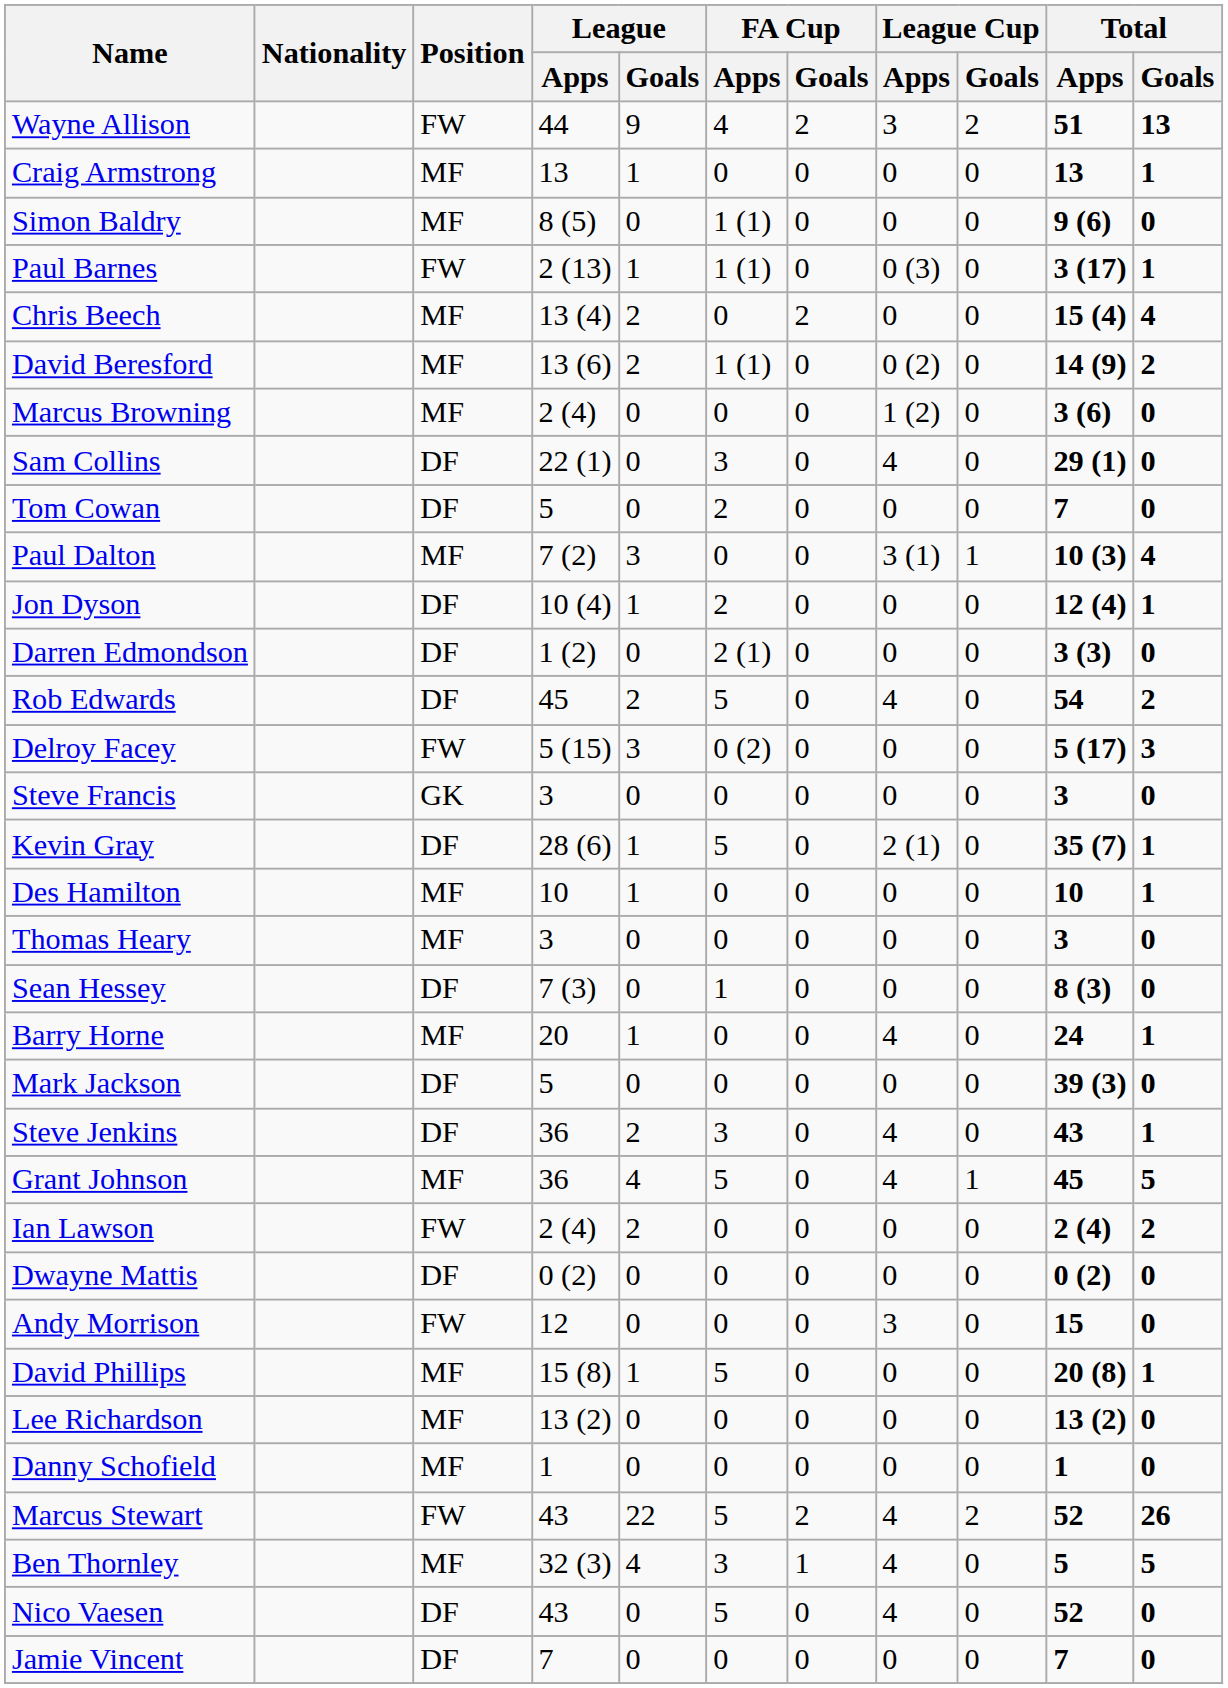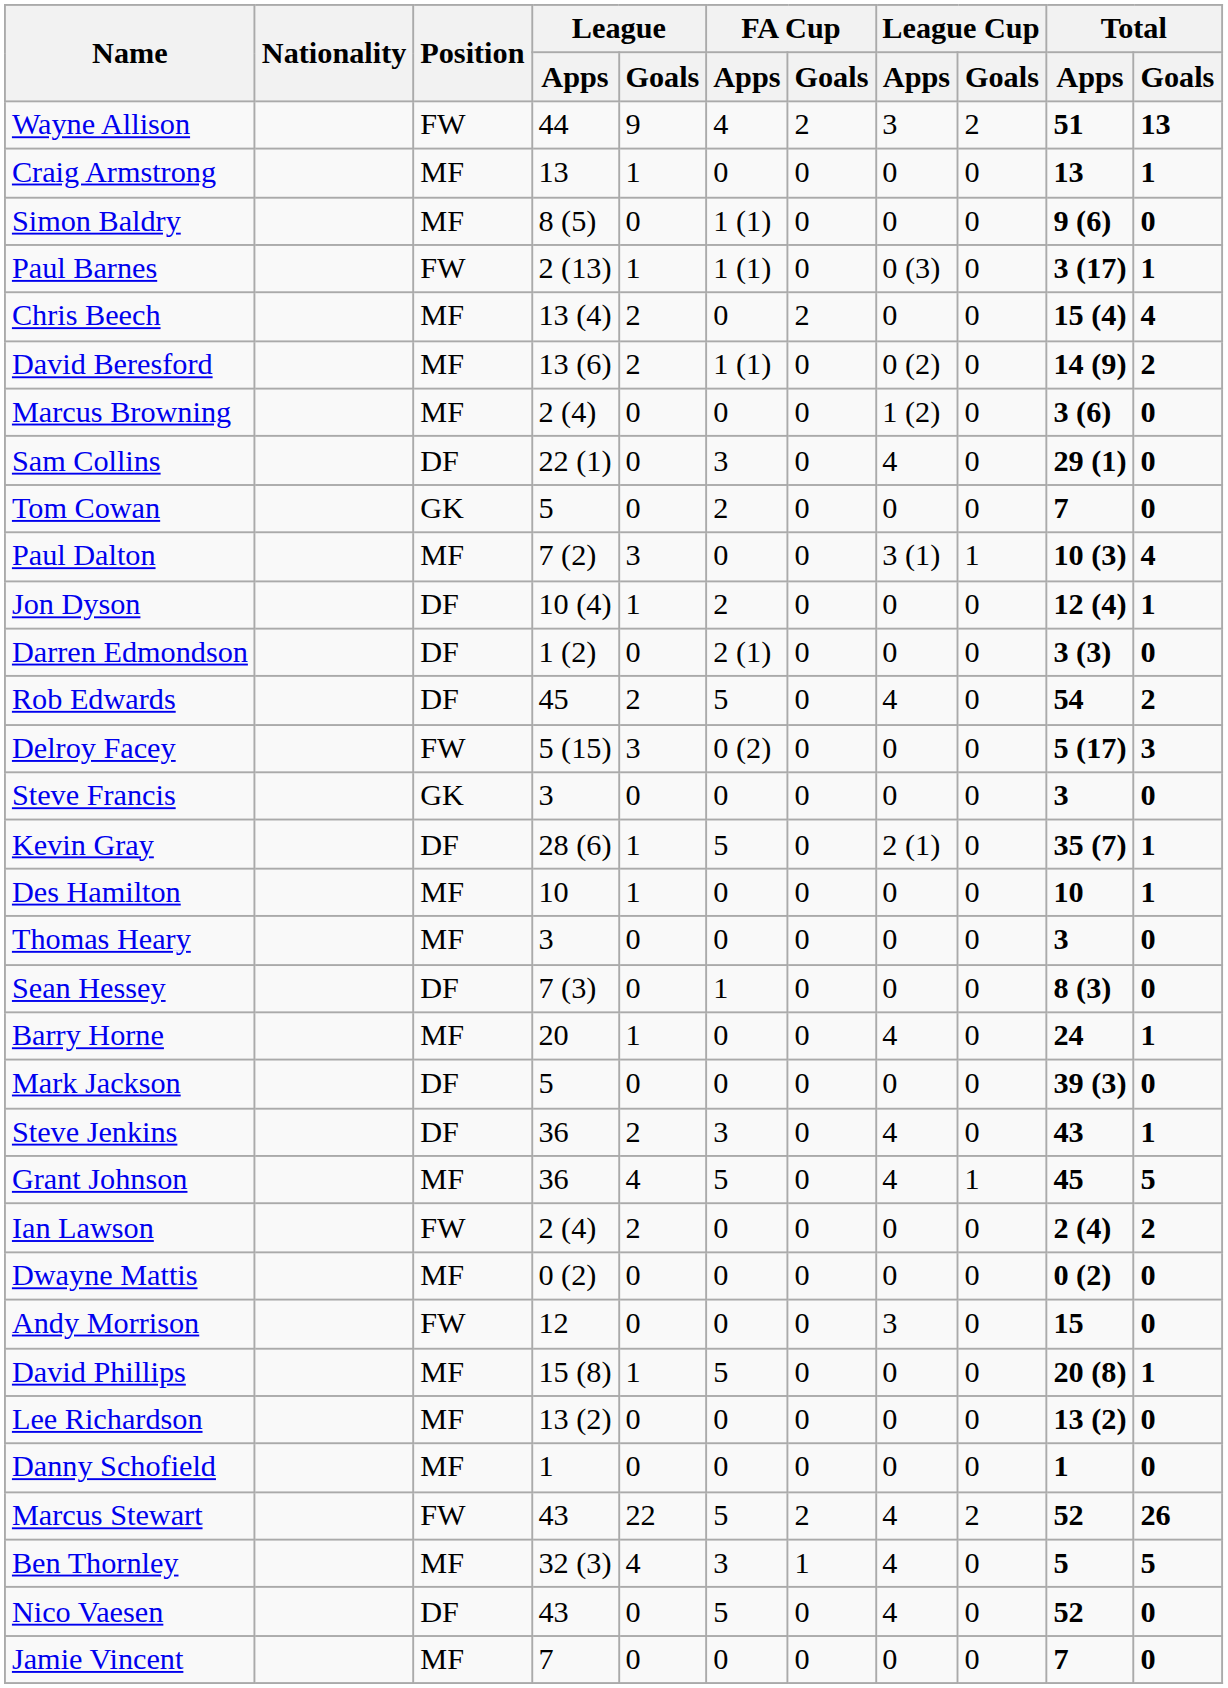(440, 508) DF -> (442, 508) GK
(440, 1275) DF -> (442, 1275) MF
(440, 1659) DF -> (442, 1659) MF
